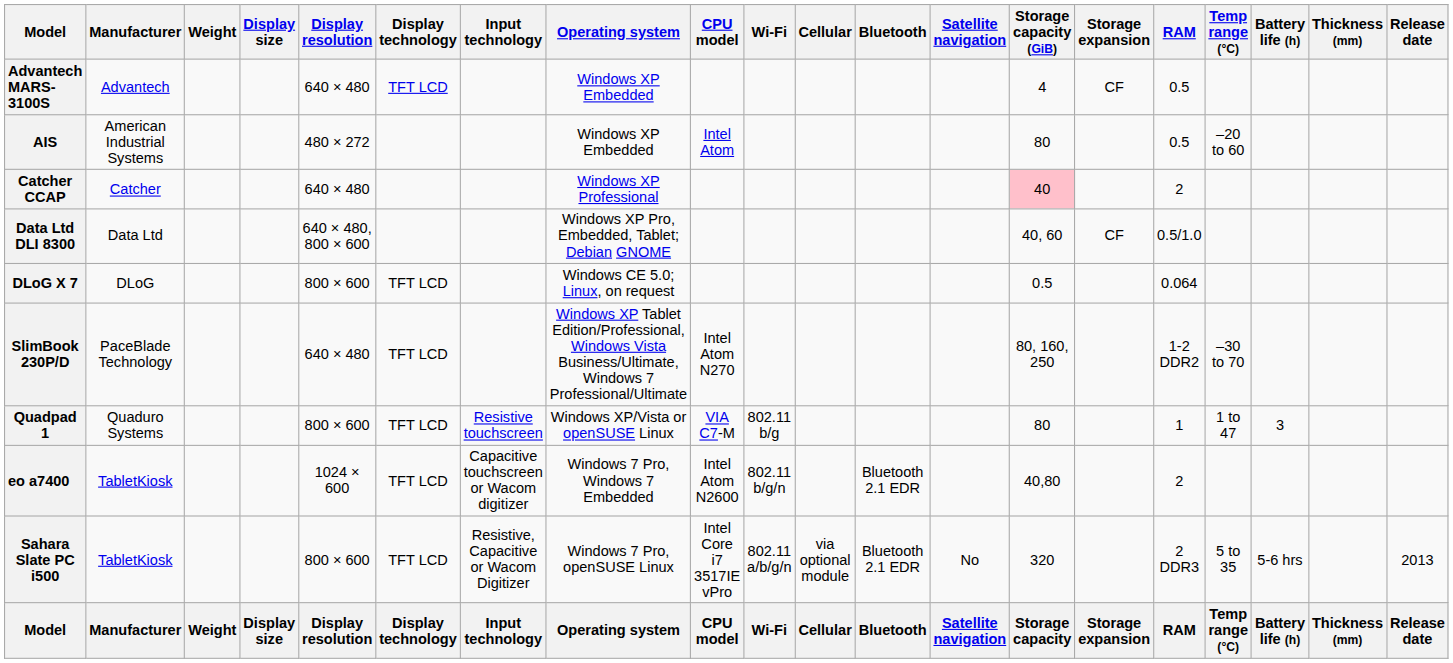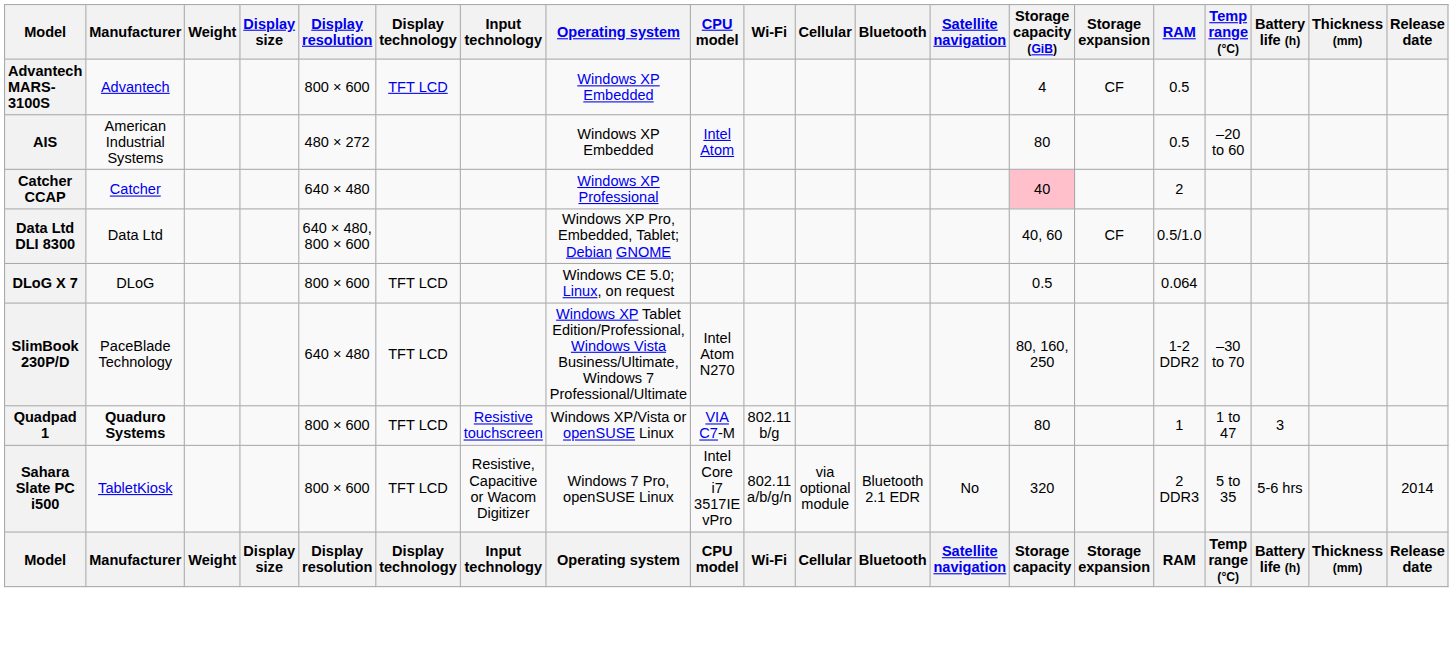(337, 87) 640 × 480 -> (337, 87) 800 × 600
(135, 425) normal -> (135, 425) bold
- row: (39, 480)
(1417, 559) 2013 -> (1417, 488) 2014
